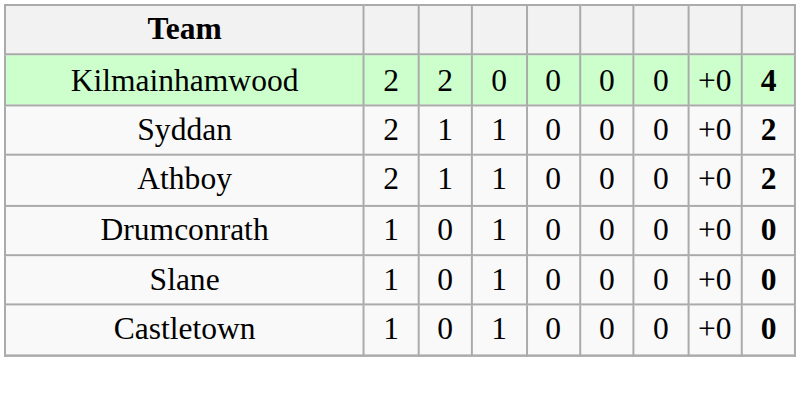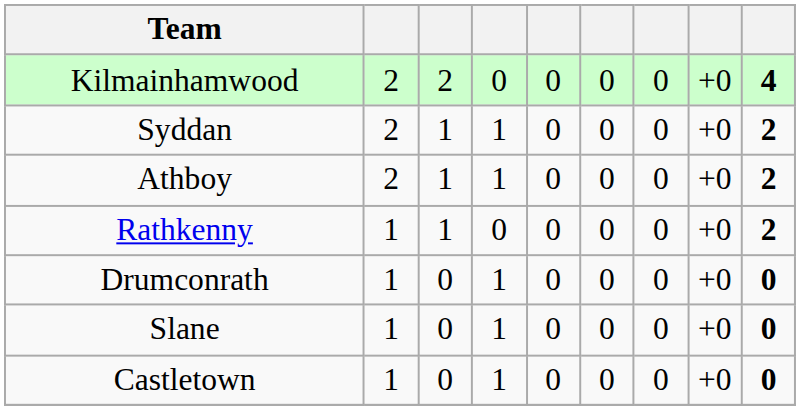+ row: (185, 229)
